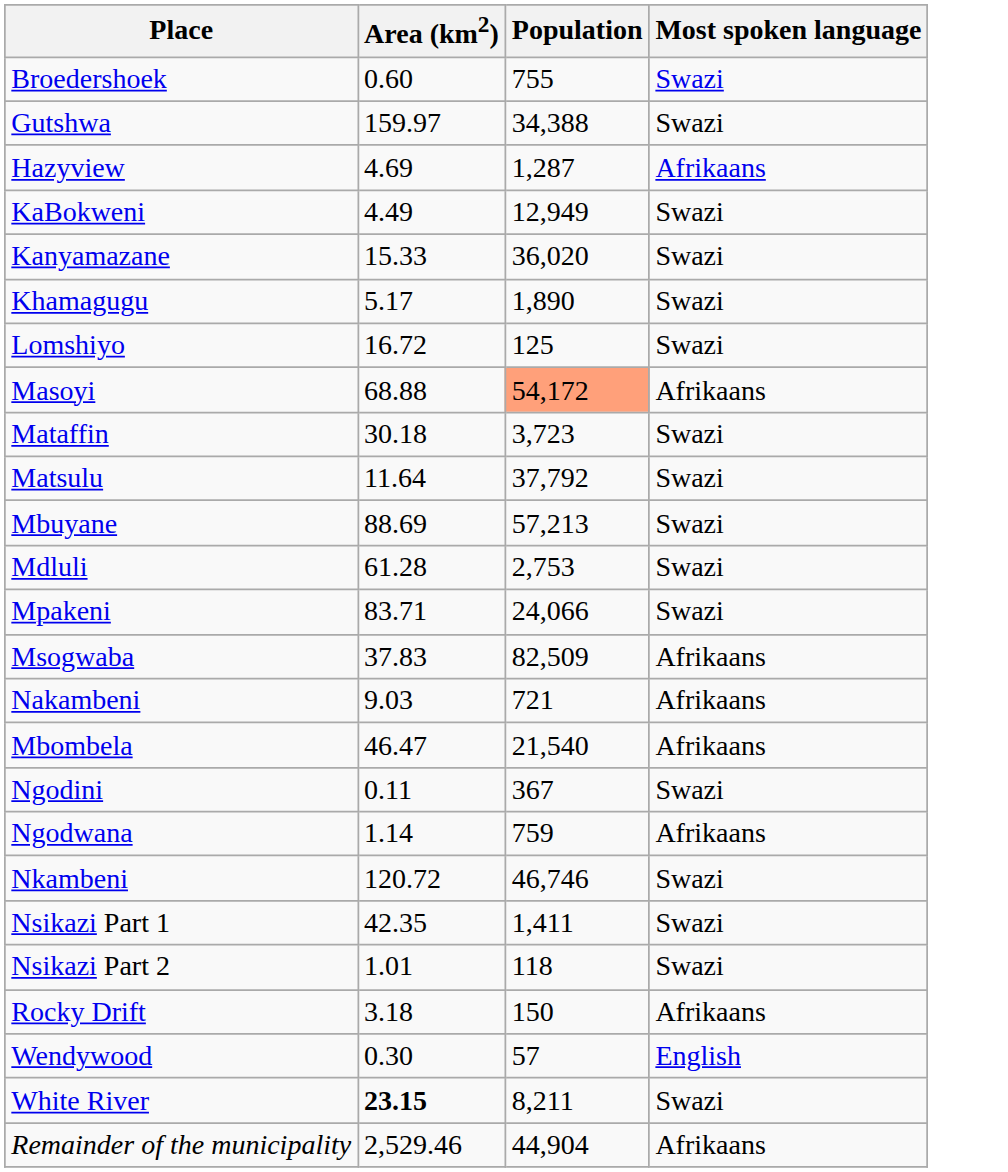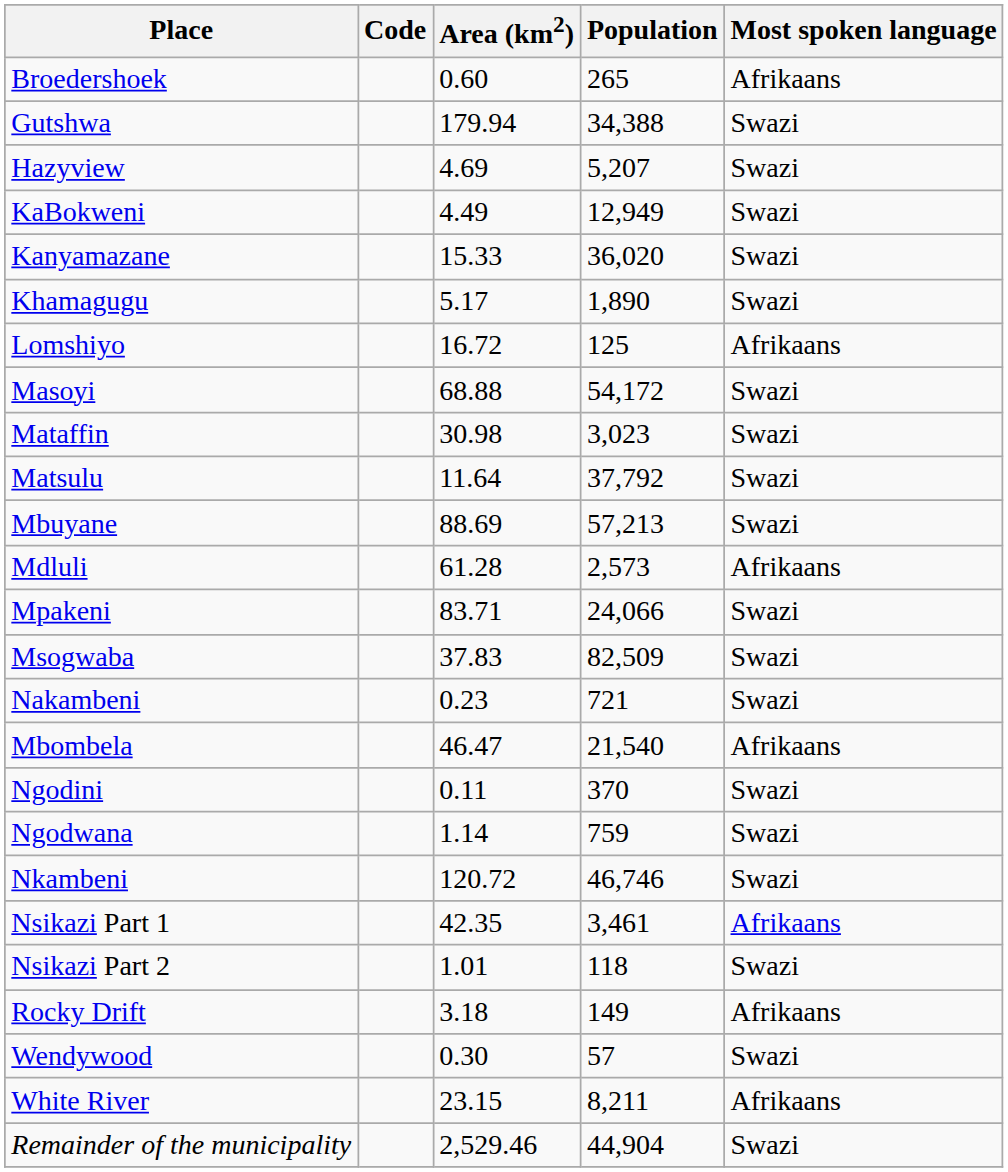+ column: (395, 30)
(533, 78) 755 -> (608, 78) 265
(690, 78) Swazi -> (786, 78) Afrikaans
(403, 123) 159.97 -> (478, 123) 179.94
(543, 167) 1,287 -> (618, 167) 5,207
(711, 167) Afrikaans -> (765, 167) Swazi
(690, 345) Swazi -> (786, 345) Afrikaans
(550, 389) lightsalmon background -> (625, 389) no background
(711, 389) Afrikaans -> (765, 389) Swazi
(396, 433) 30.18 -> (471, 433) 30.98
(543, 433) 3,723 -> (618, 433) 3,023
(543, 567) 2,753 -> (618, 567) 2,573
(690, 567) Swazi -> (786, 567) Afrikaans
(711, 655) Afrikaans -> (765, 655) Swazi
(389, 700) 9.03 -> (464, 700) 0.23
(711, 700) Afrikaans -> (765, 700) Swazi
(533, 789) 367 -> (608, 789) 370
(711, 833) Afrikaans -> (765, 833) Swazi
(543, 922) 1,411 -> (618, 922) 3,461
(690, 922) Swazi -> (786, 922) Afrikaans
(533, 1011) 150 -> (608, 1011) 149
(698, 1055) English -> (765, 1055) Swazi
(396, 1100) bold -> (471, 1100) normal
(690, 1100) Swazi -> (786, 1100) Afrikaans
(711, 1144) Afrikaans -> (765, 1144) Swazi
